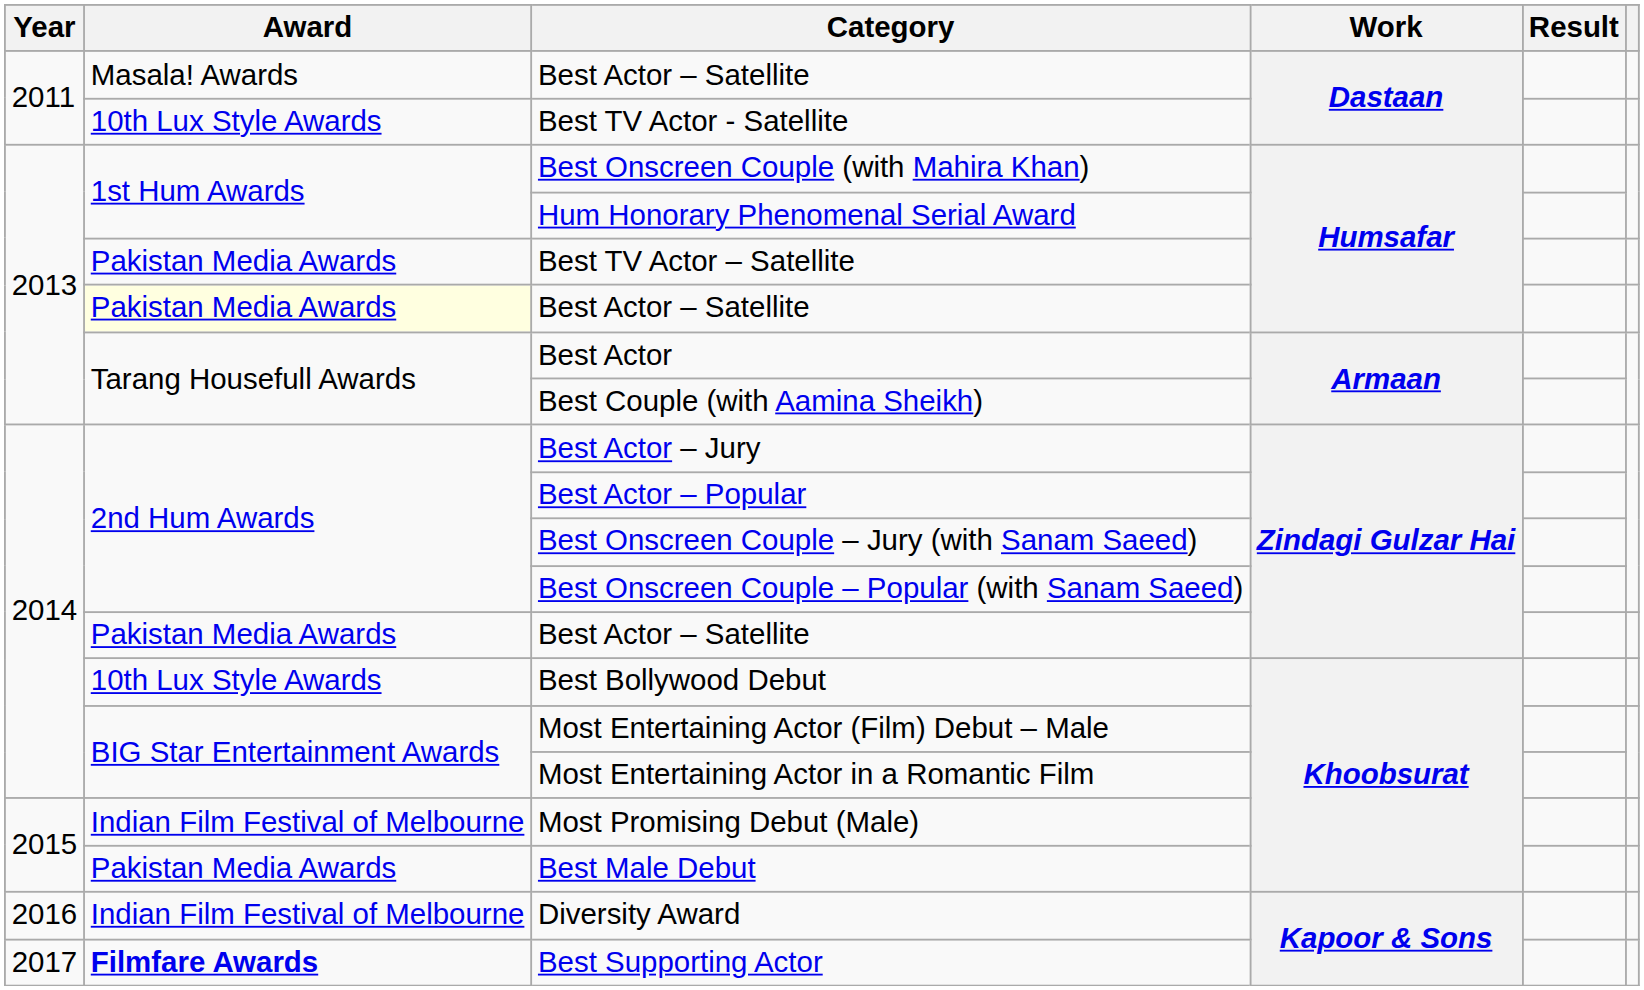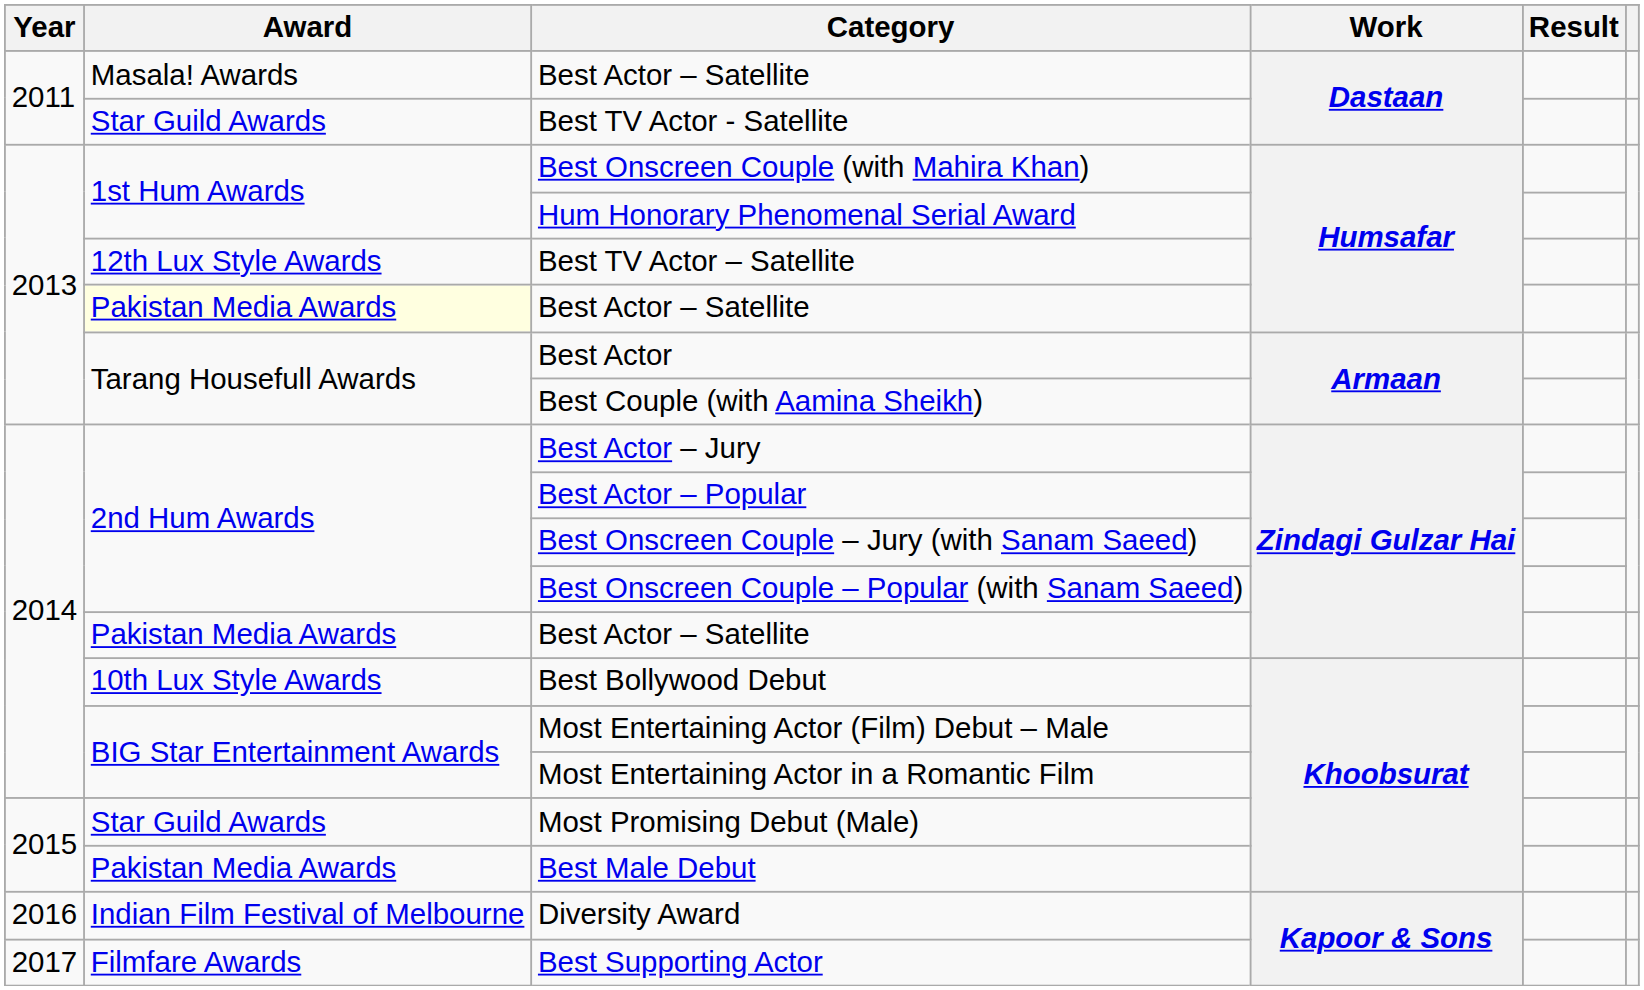(236, 121) 10th Lux Style Awards -> (208, 121) Star Guild Awards
(244, 261) Pakistan Media Awards -> (236, 261) 12th Lux Style Awards
(308, 821) Indian Film Festival of Melbourne -> (208, 821) Star Guild Awards
(204, 961) bold -> (196, 961) normal
